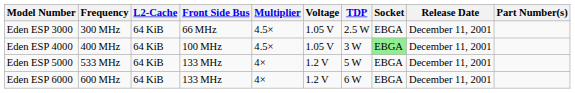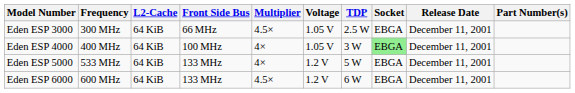(264, 46) 4.5× -> (260, 46) 4×
(260, 79) 4× -> (264, 79) 4.5×
